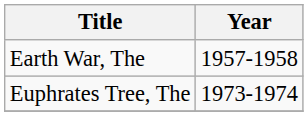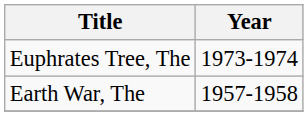rows swapped: (77, 57) <-> (100, 93)
